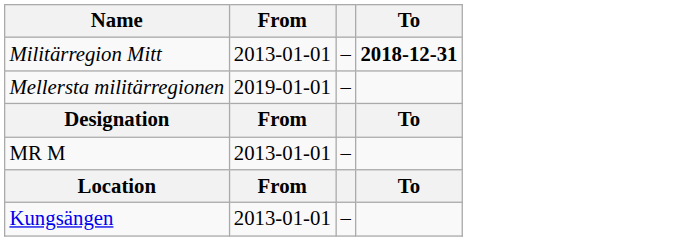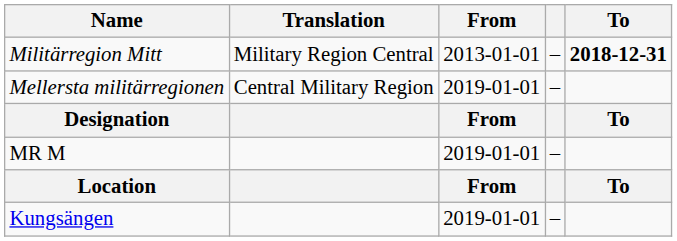+ column: (334, 20)
(282, 152) 2013-01-01 -> (492, 152) 2019-01-01
(282, 218) 2013-01-01 -> (492, 218) 2019-01-01
